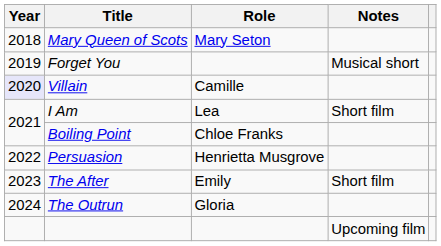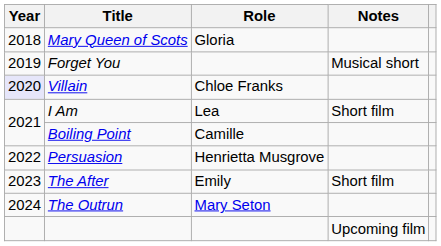(233, 39) Mary Seton -> (214, 39) Gloria
(219, 87) Camille -> (239, 87) Chloe Franks
(239, 134) Chloe Franks -> (219, 134) Camille
(214, 205) Gloria -> (233, 205) Mary Seton
